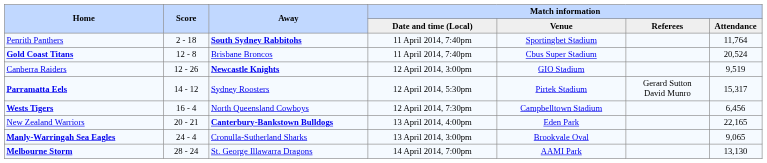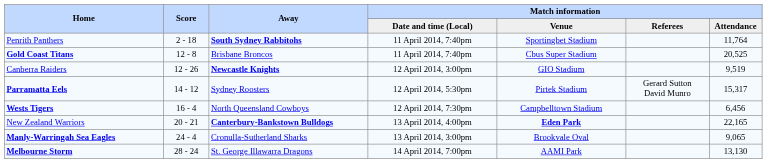(736, 54) 20,524 -> (736, 54) 20,525
(561, 122) normal -> (561, 122) bold
